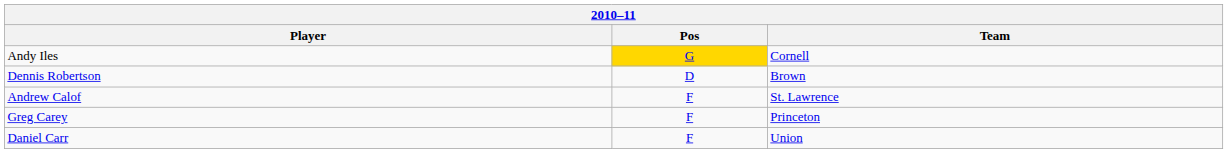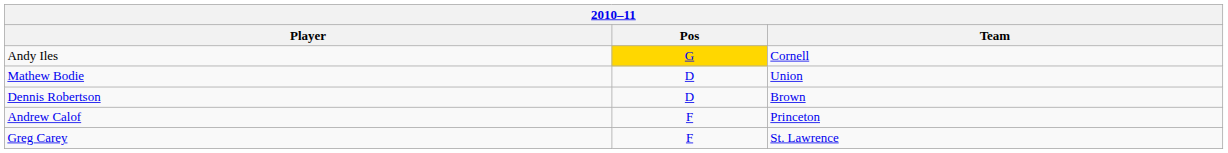+ row: (46, 76)
(805, 96) St. Lawrence -> (795, 117) Princeton
(795, 117) Princeton -> (805, 138) St. Lawrence
- row: (38, 138)
